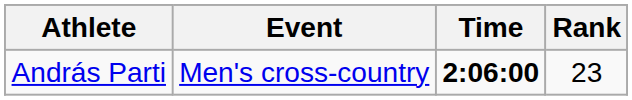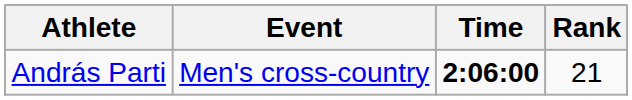(587, 72) 23 -> (587, 72) 21
